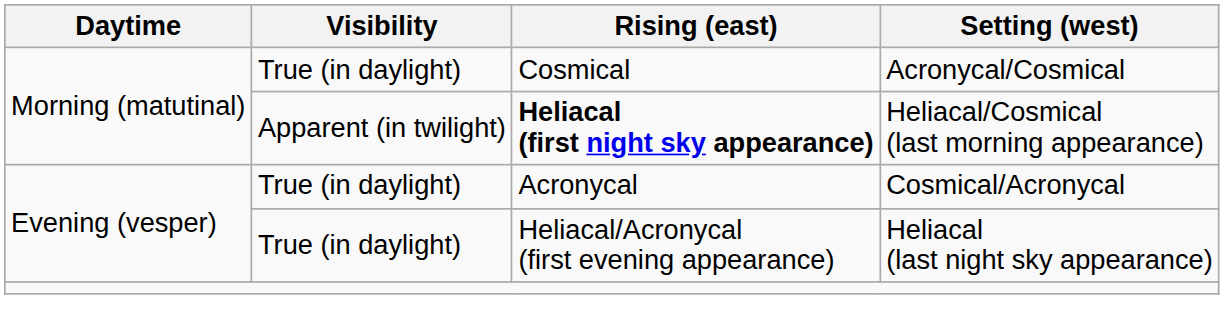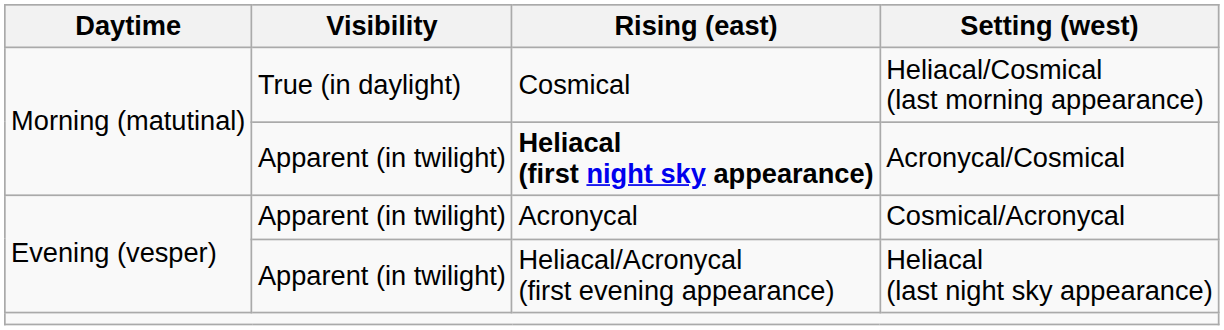(1006, 69) Acronycal/Cosmical -> (1045, 84) Heliacal/Cosmical (last morning appearance)
(1045, 127) Heliacal/Cosmical (last morning appearance) -> (1006, 158) Acronycal/Cosmical
(359, 186) True (in daylight) -> (382, 216) Apparent (in twilight)
(359, 244) True (in daylight) -> (382, 275) Apparent (in twilight)
